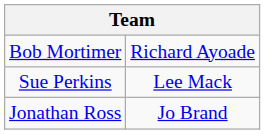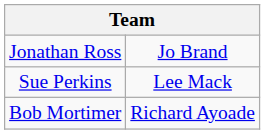rows swapped: (65, 112) <-> (65, 50)
